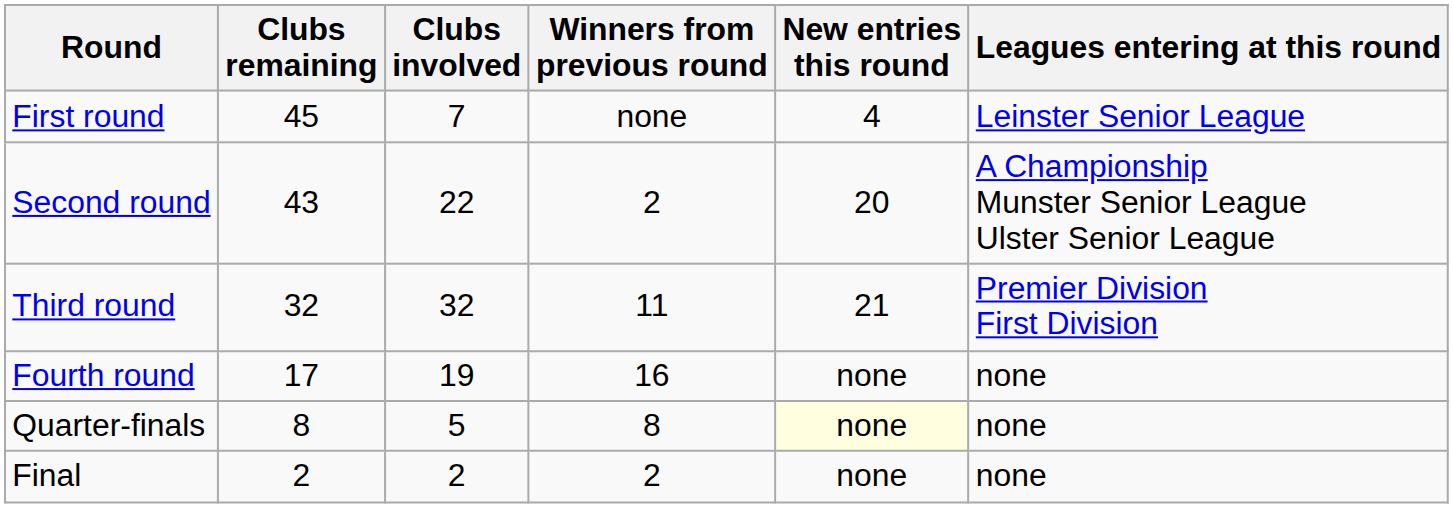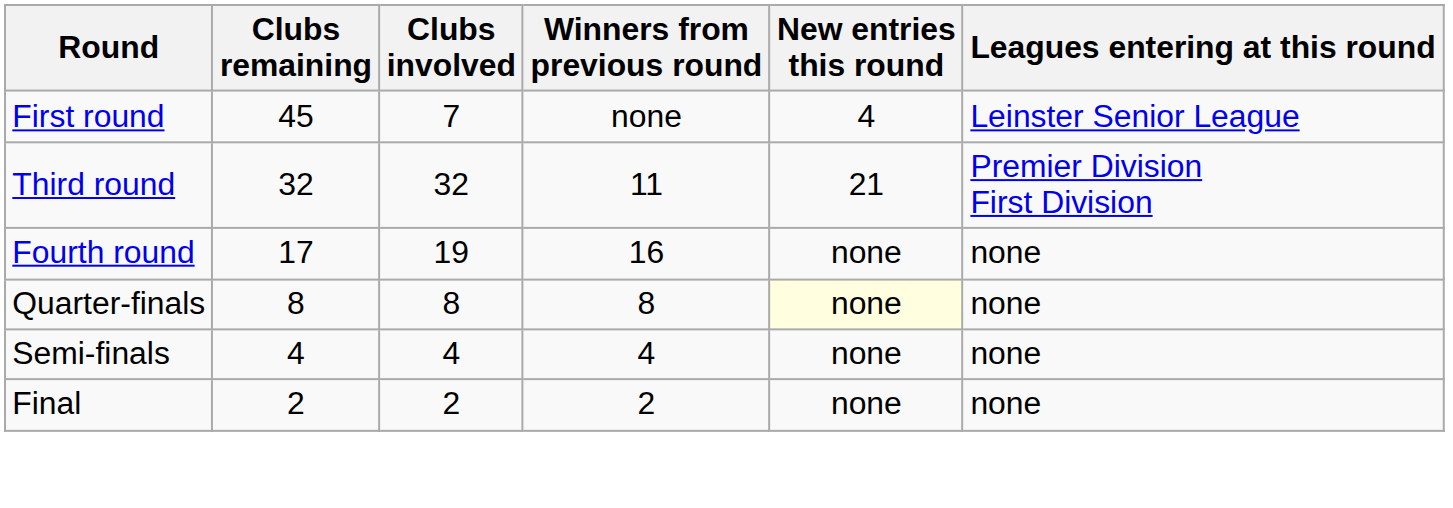- row: (111, 202)
(457, 425) 5 -> (451, 303) 8
+ row: (91, 353)
